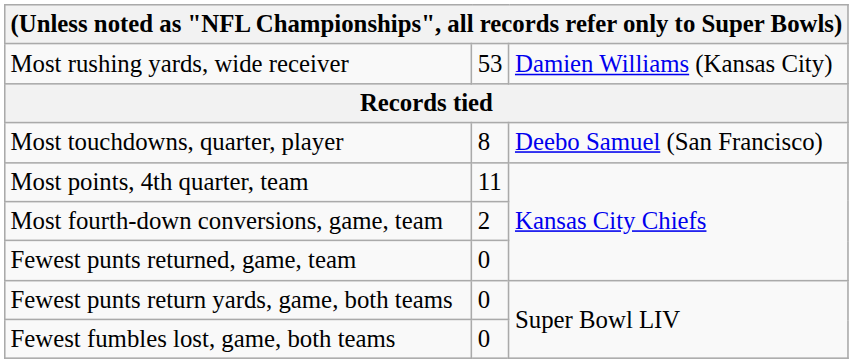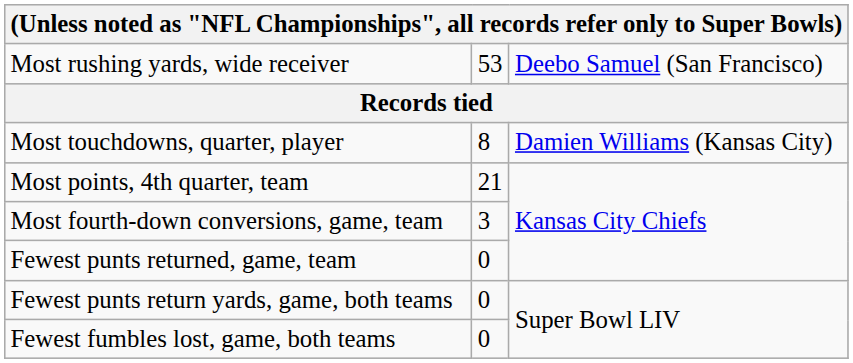(674, 63) Damien Williams (Kansas City) -> (669, 63) Deebo Samuel (San Francisco)
(669, 142) Deebo Samuel (San Francisco) -> (674, 142) Damien Williams (Kansas City)
(490, 181) 11 -> (490, 181) 21
(484, 220) 2 -> (484, 220) 3
